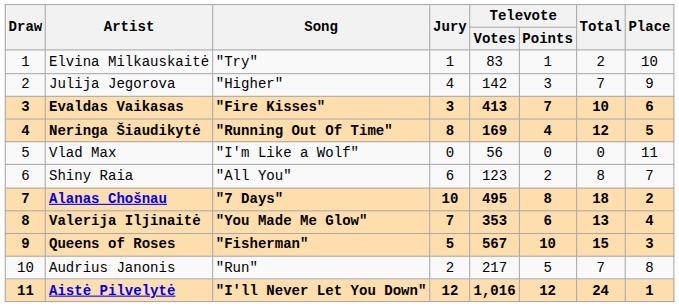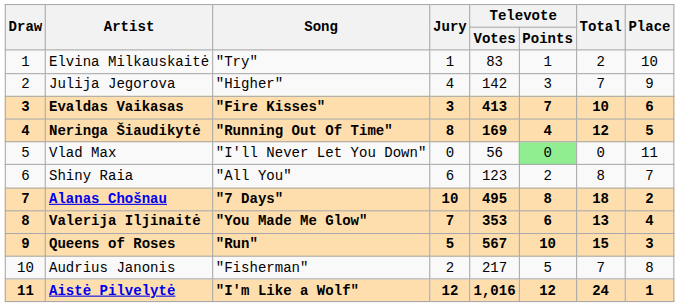(287, 153) "I'm Like a Wolf" -> (321, 153) "I'll Never Let You Down"
(548, 153) no background -> (548, 153) lightgreen background
(262, 245) "Fisherman" -> (237, 245) "Run"
(237, 268) "Run" -> (262, 268) "Fisherman"
(321, 291) "I'll Never Let You Down" -> (287, 291) "I'm Like a Wolf"
